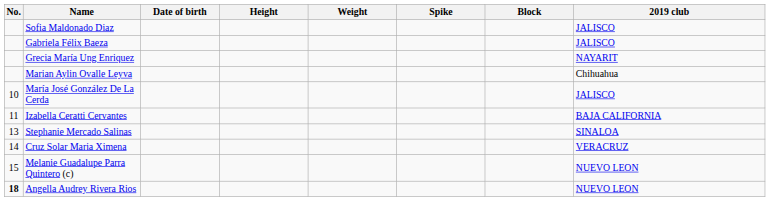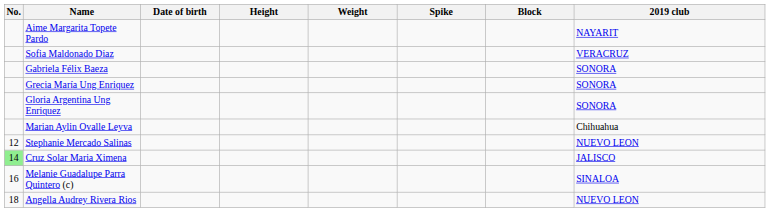+ row: (71, 33)
(595, 27) JALISCO -> (602, 54) VERACRUZ
(595, 43) JALISCO -> (596, 69) SONORA
(597, 58) NAYARIT -> (596, 85) SONORA
+ row: (68, 106)
- row: (80, 95)
- row: (76, 116)
(14, 131) 13 -> (14, 142) 12
(597, 131) SINALOA -> (607, 142) NUEVO LEON
(14, 147) no background -> (14, 158) lightgreen background
(602, 147) VERACRUZ -> (596, 158) JALISCO
(14, 168) 15 -> (14, 178) 16
(607, 168) NUEVO LEON -> (598, 178) SINALOA
(14, 188) bold -> (14, 199) normal
